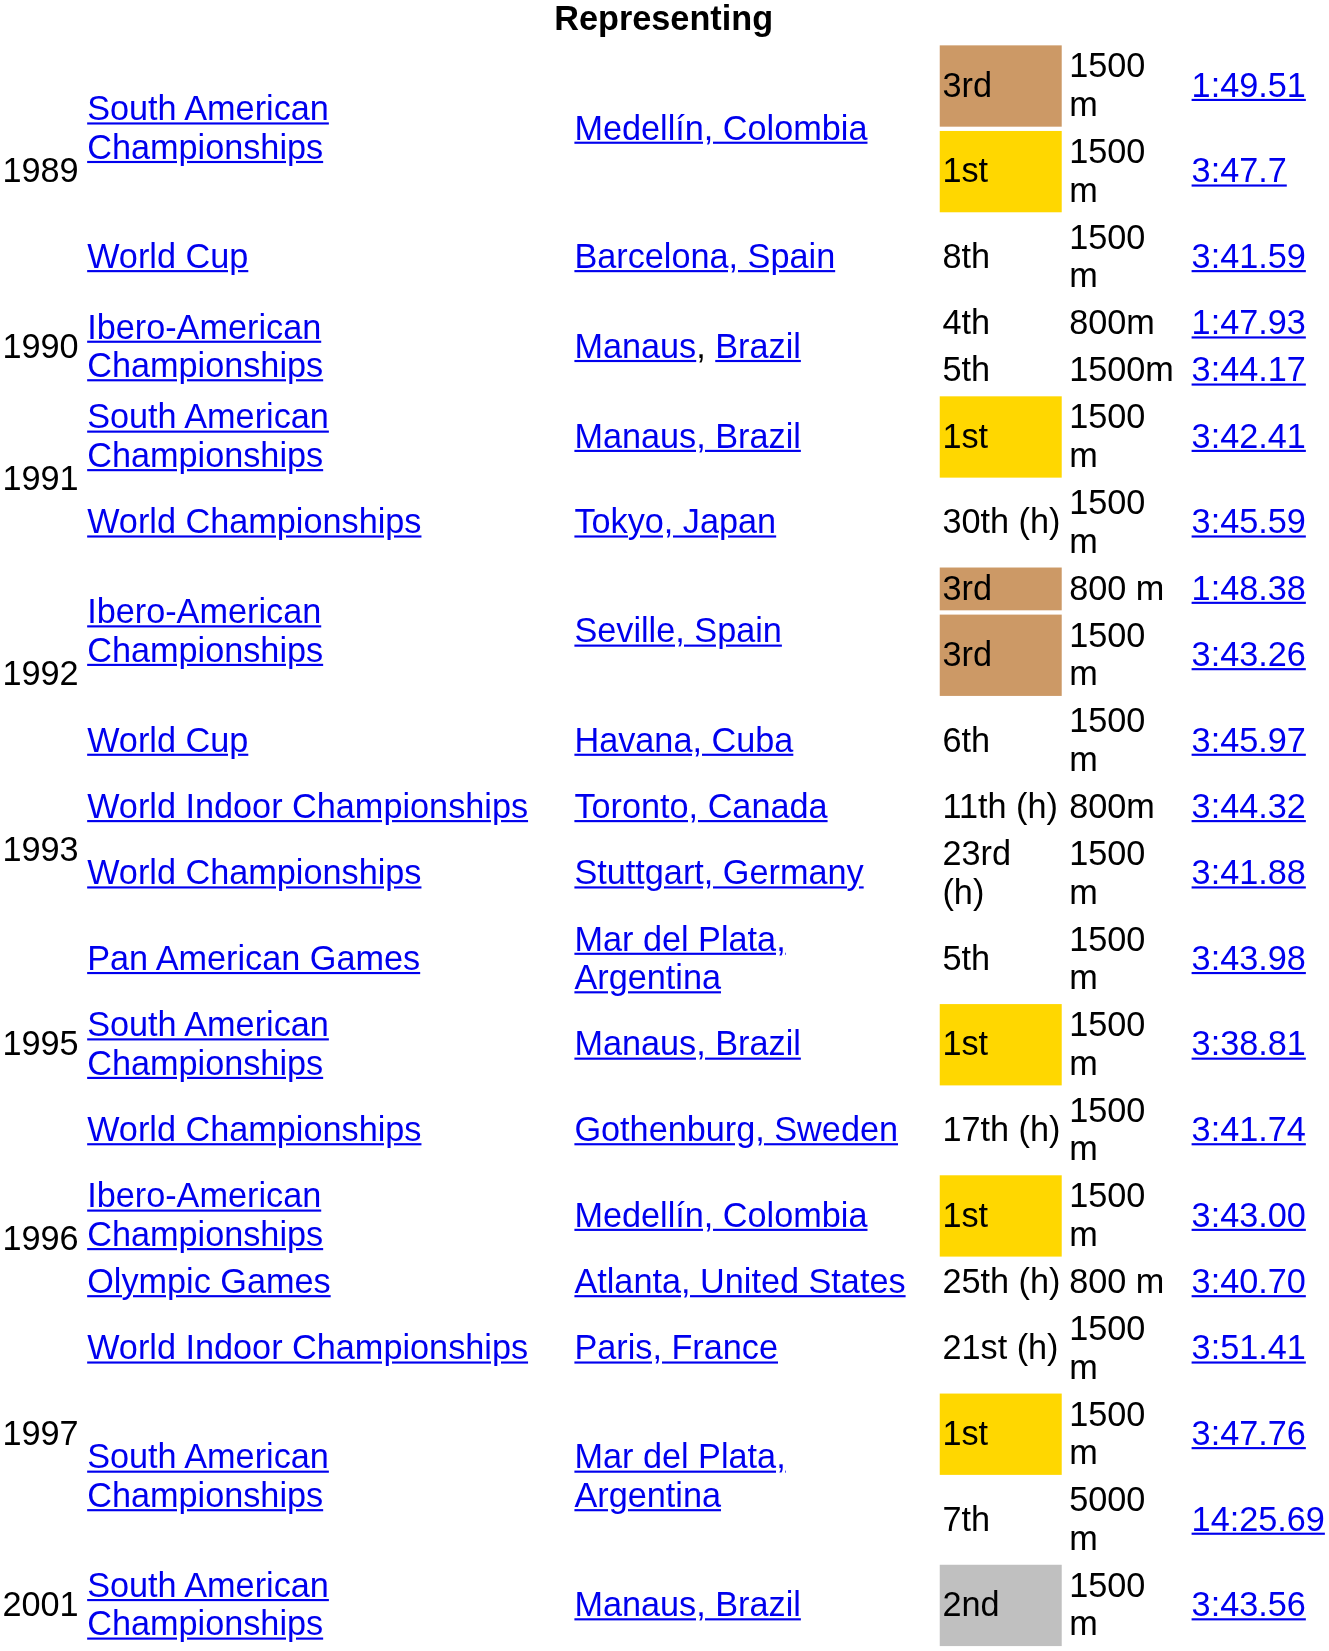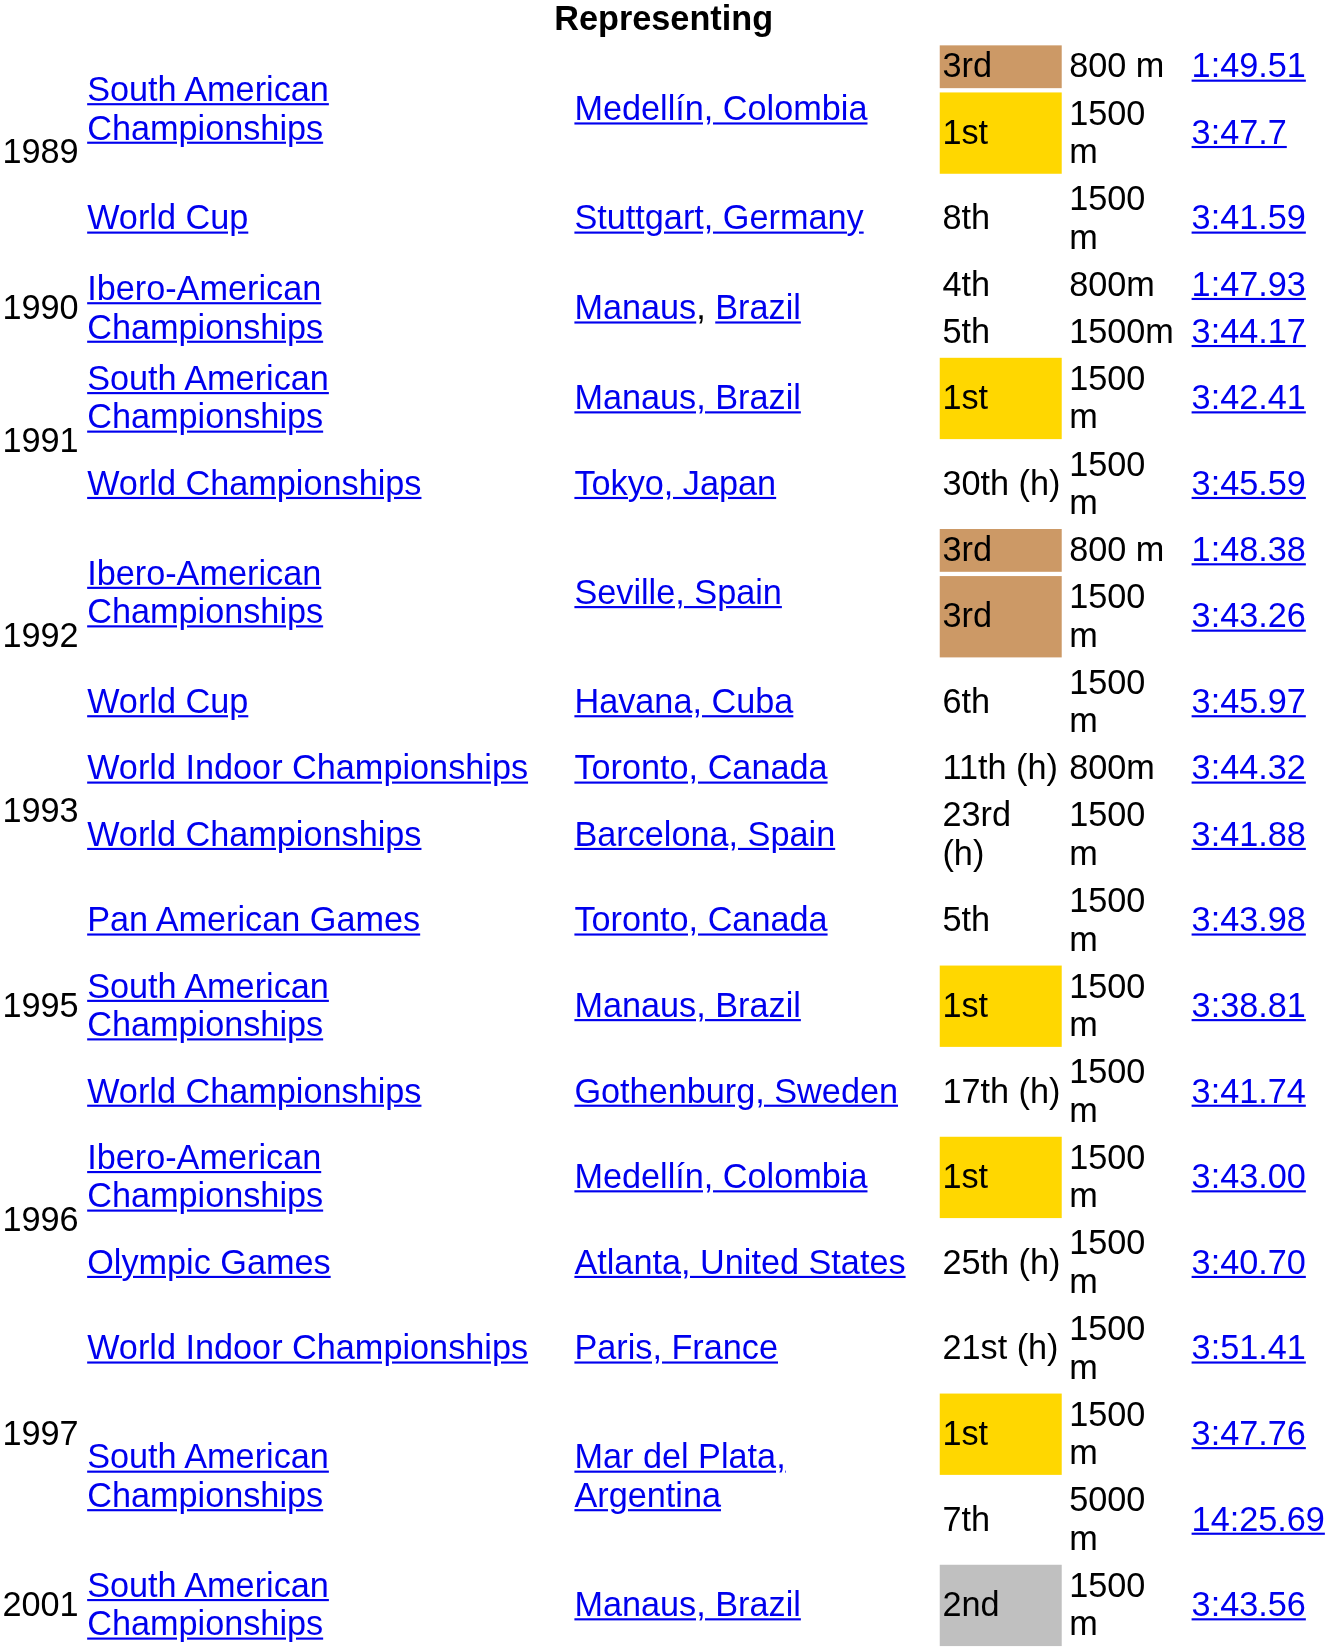(1107, 85) 1500 m -> (1117, 66) 800 m
(705, 256) Barcelona, Spain -> (719, 218) Stuttgart, Germany
(719, 872) Stuttgart, Germany -> (705, 834) Barcelona, Spain
(680, 958) Mar del Plata, Argentina -> (701, 920) Toronto, Canada
(1117, 1281) 800 m -> (1107, 1262) 1500 m
